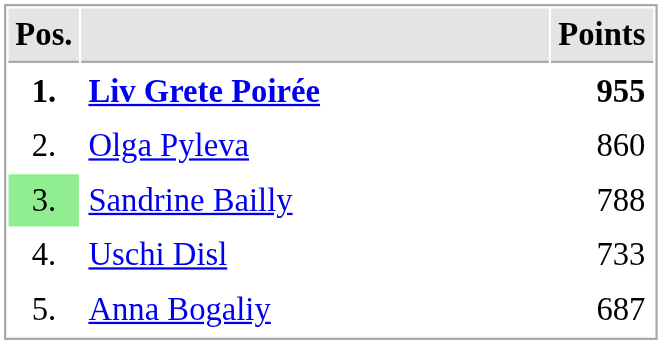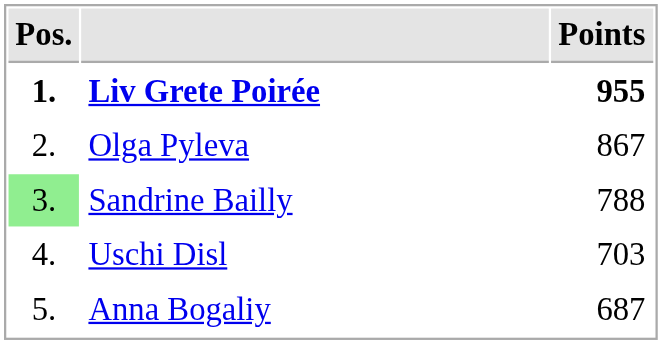(621, 145) 860 -> (621, 145) 867
(621, 254) 733 -> (621, 254) 703
